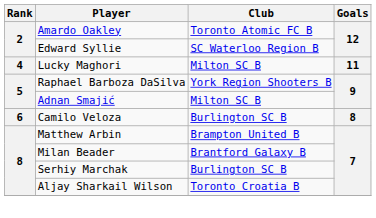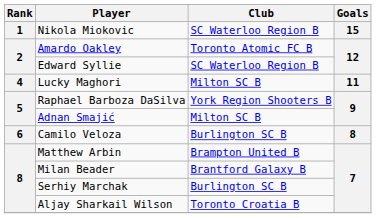+ row: (86, 30)
